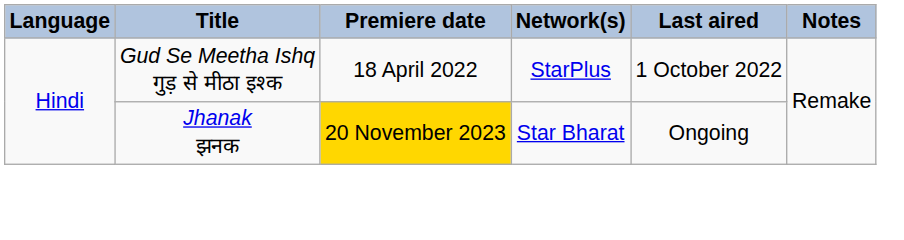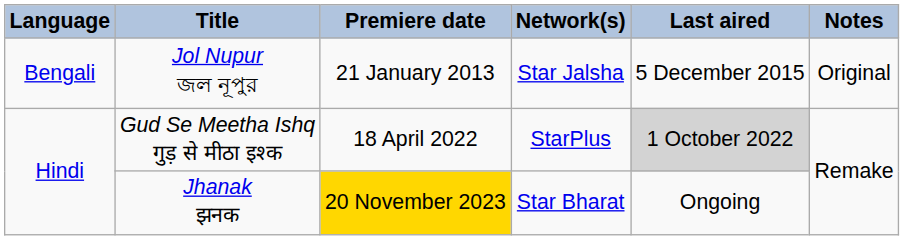+ row: (217, 69)
(709, 69) no background -> (720, 139) lightgrey background
